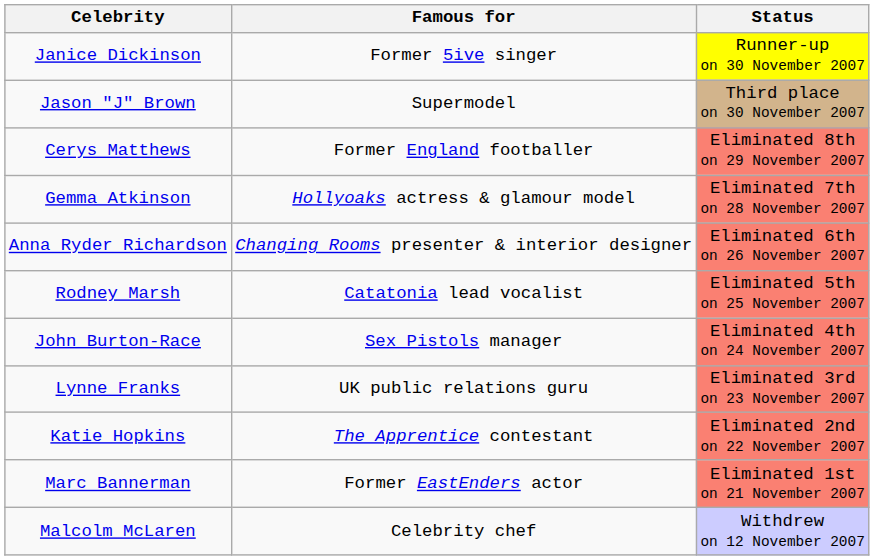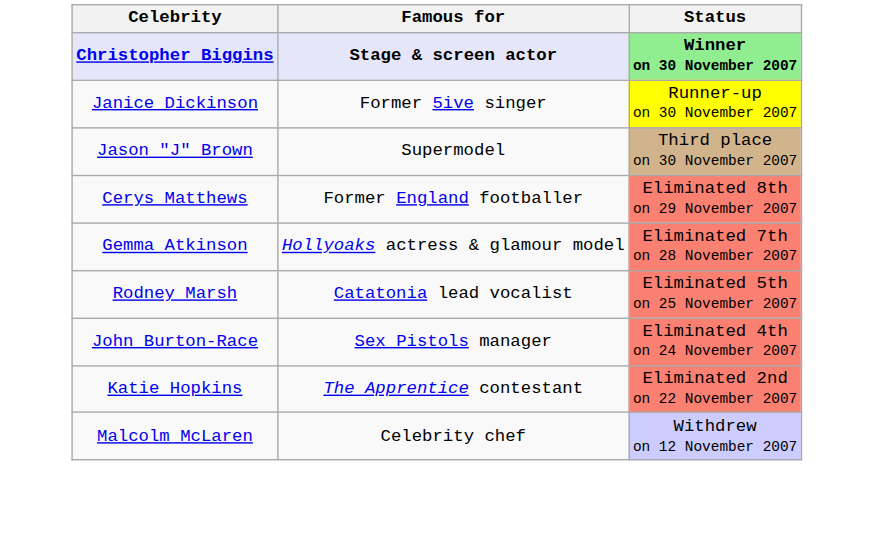+ row: (175, 56)
- row: (118, 246)
- row: (118, 389)
- row: (118, 484)
